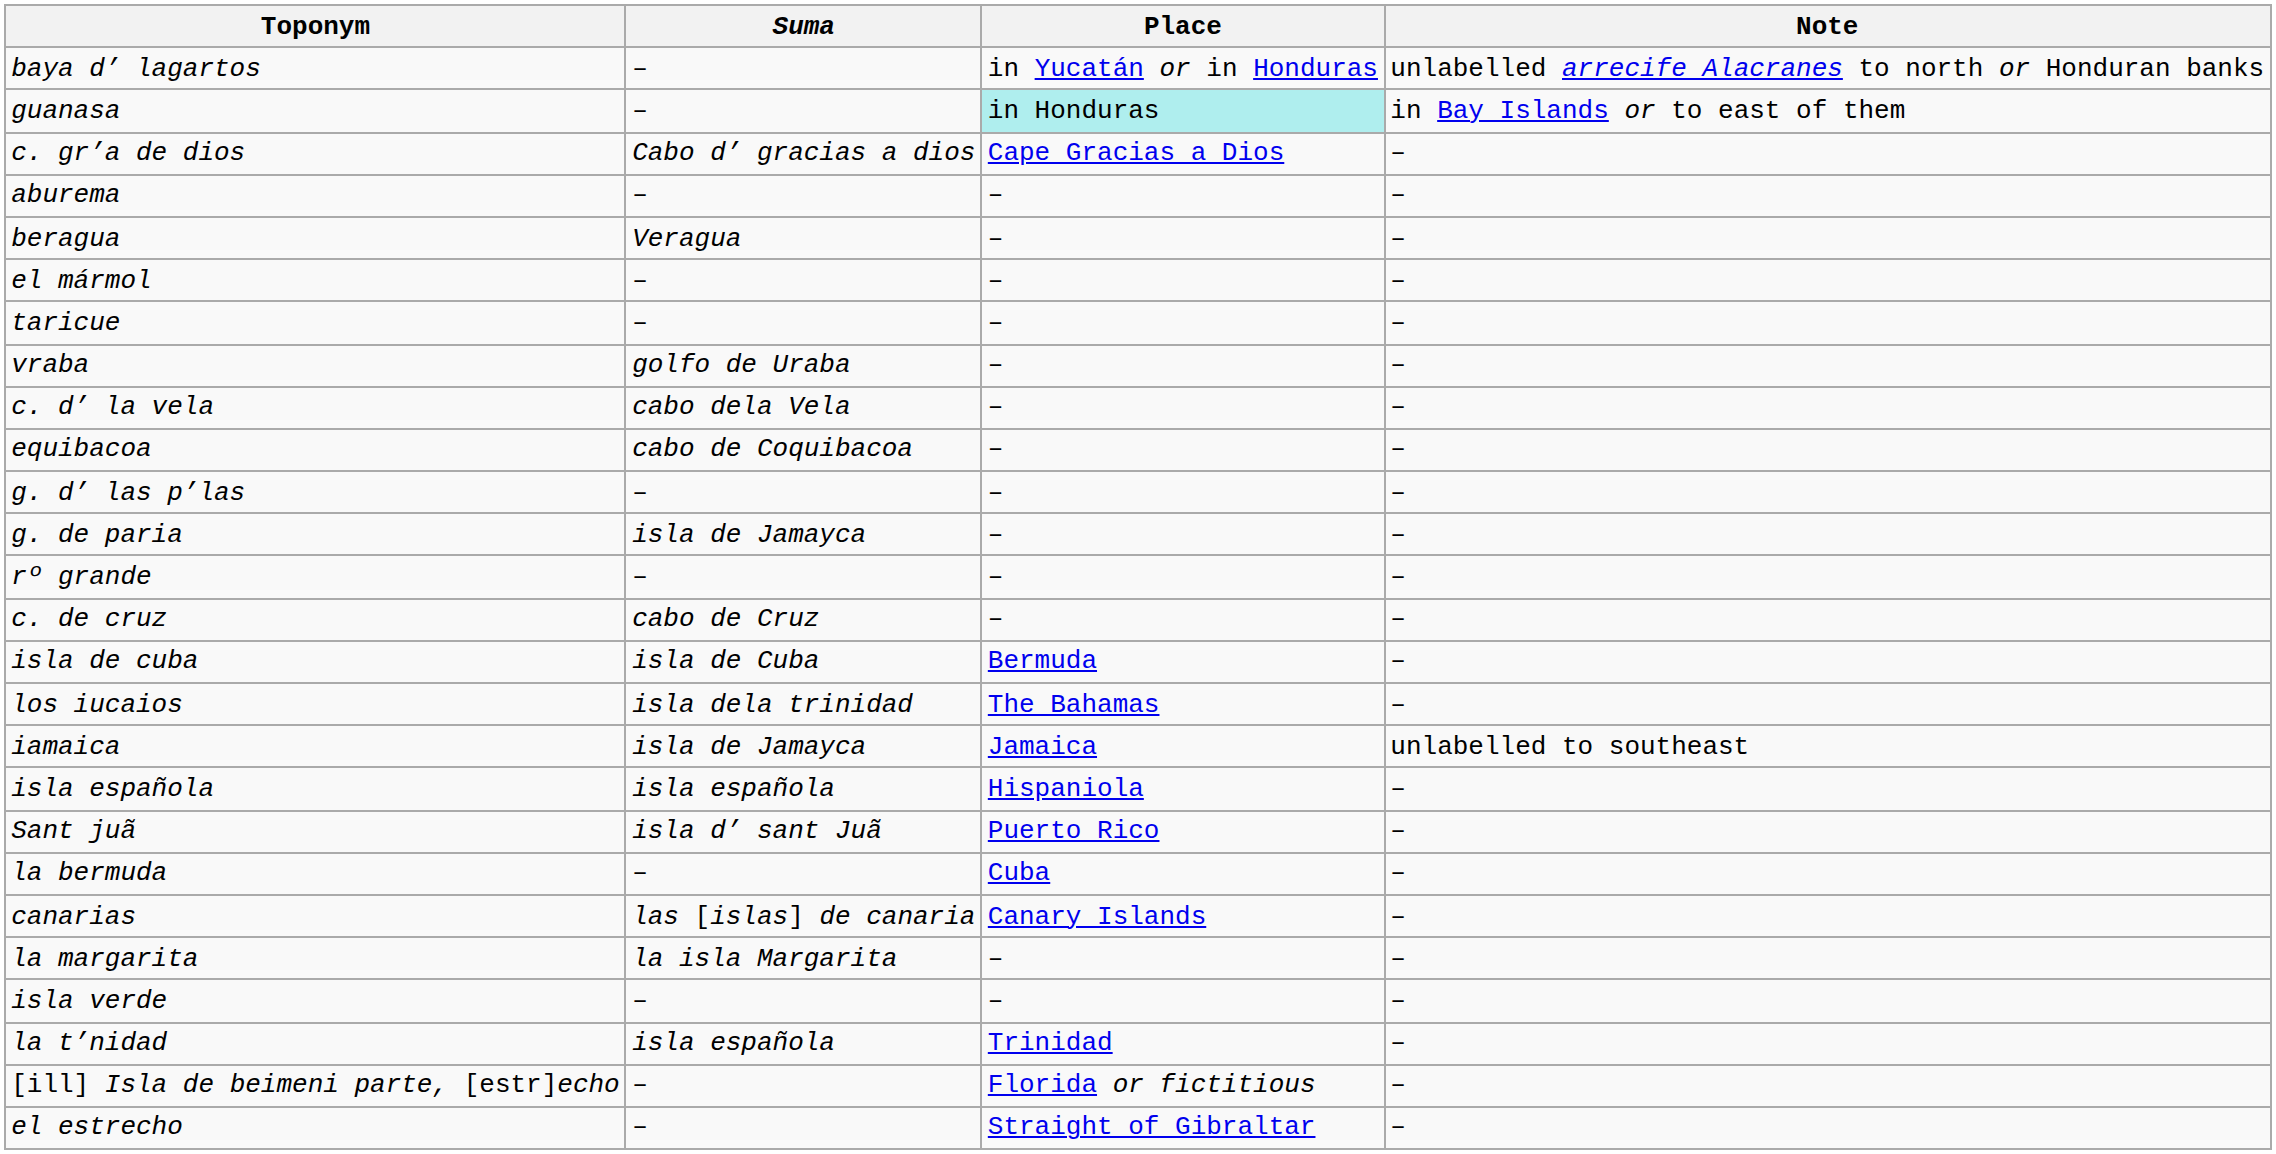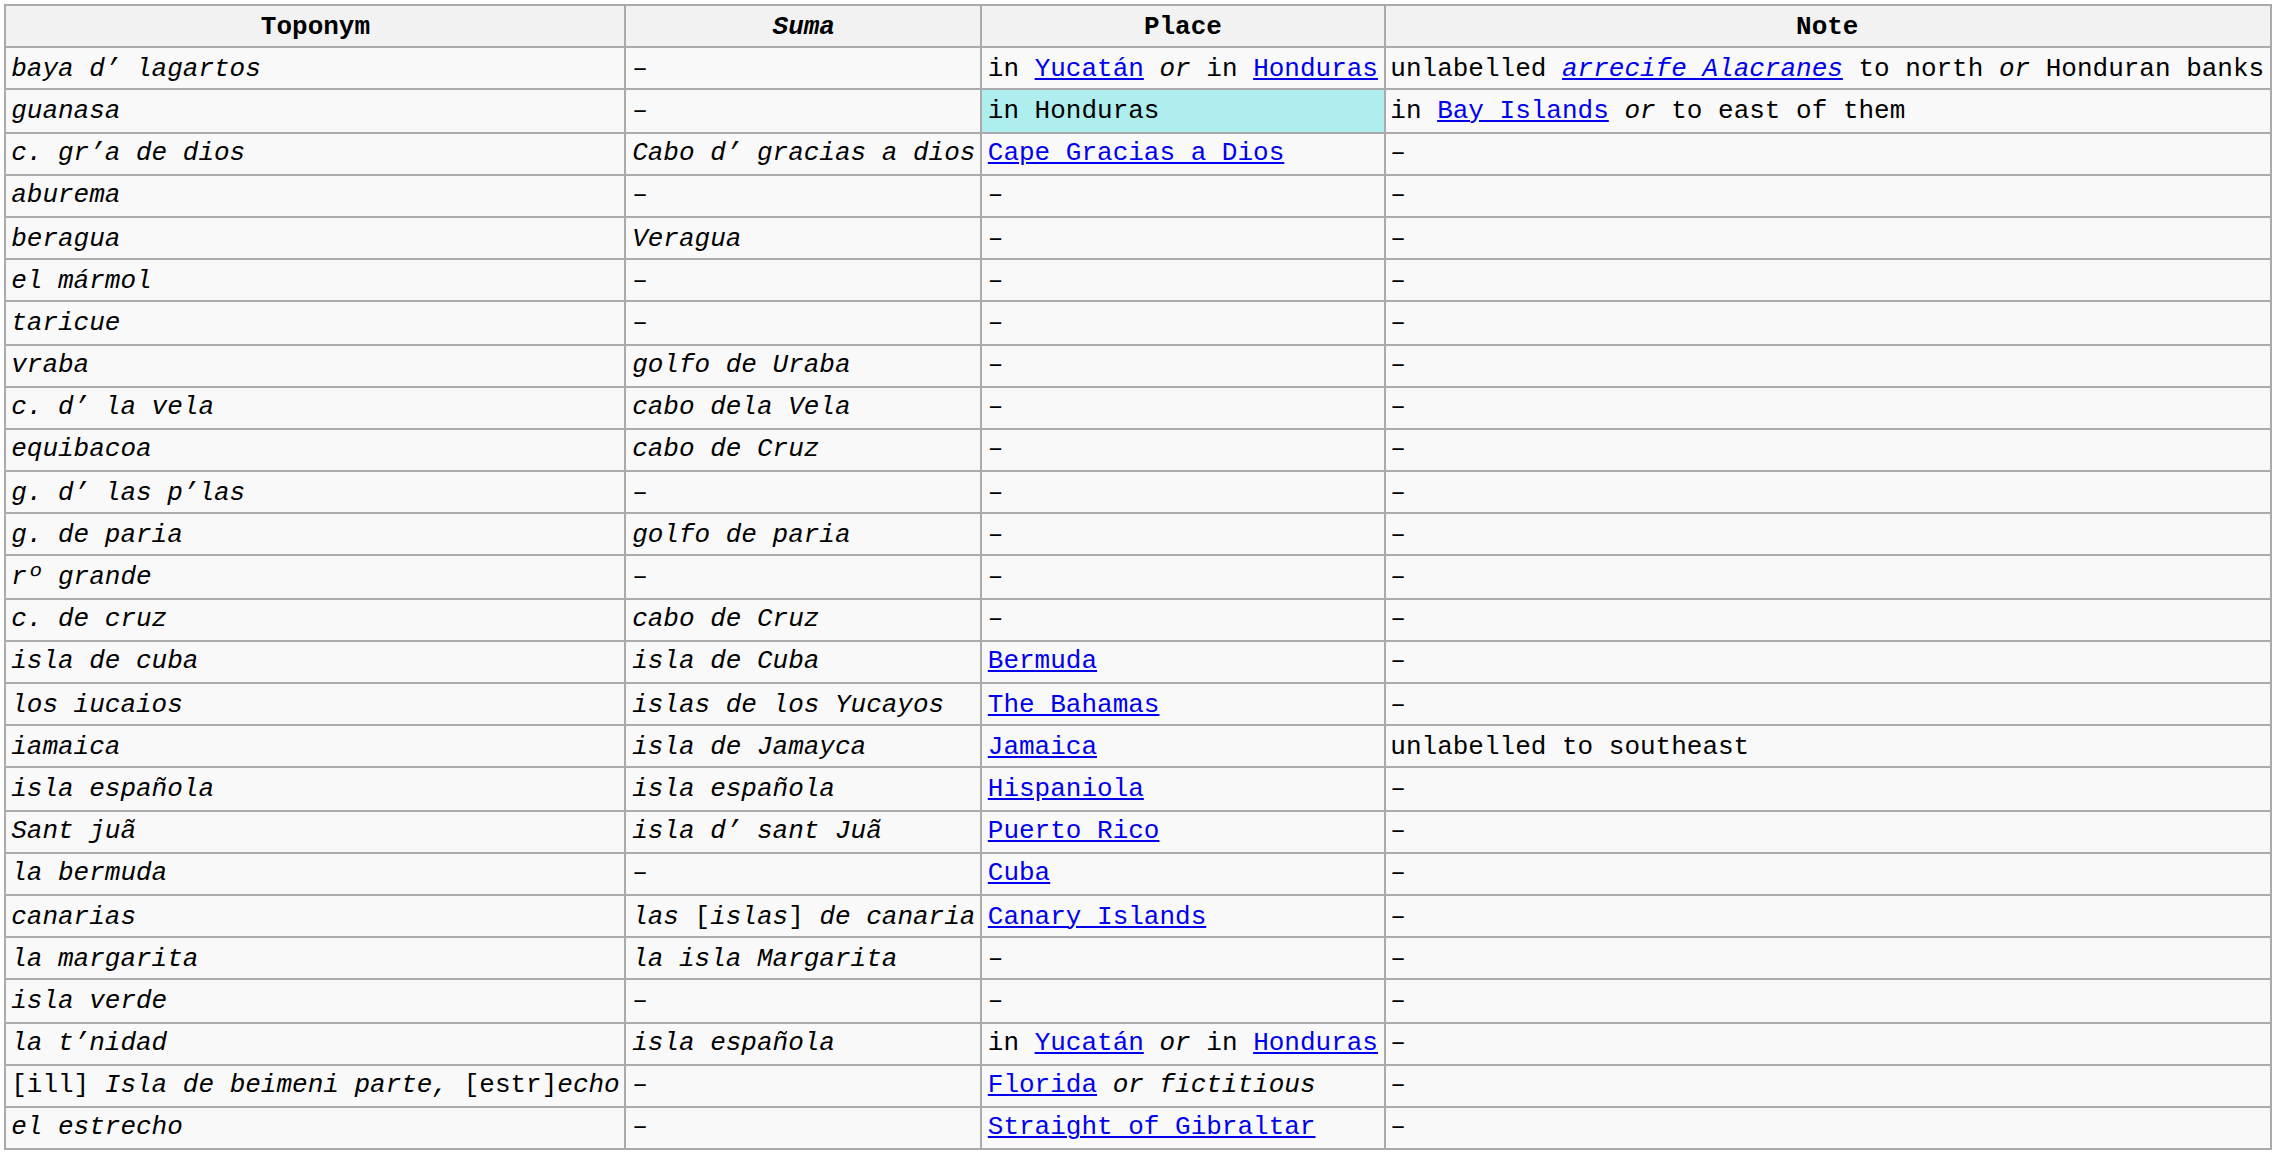(773, 450) cabo de Coquibacoa -> (726, 450) cabo de Cruz
(749, 535) isla de Jamayca -> (741, 535) golfo de paria
(773, 704) isla dela trinidad -> (788, 704) islas de los Yucayos
(1050, 1043) Trinidad -> (1183, 1043) in Yucatán or in Honduras
